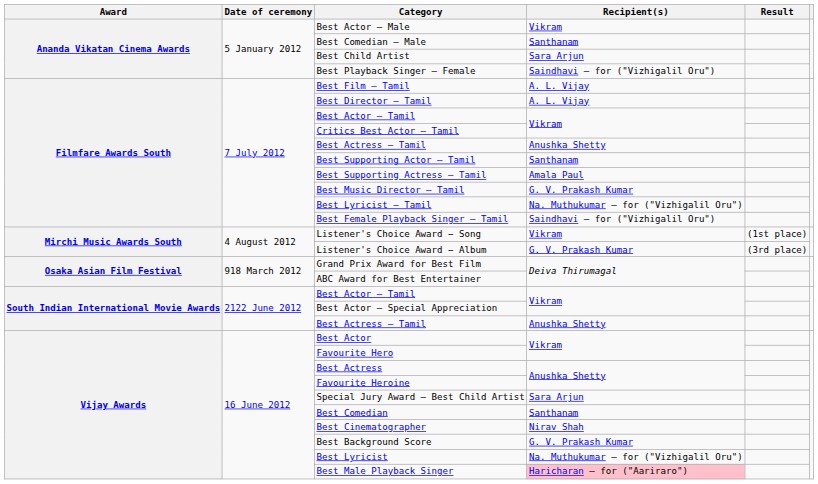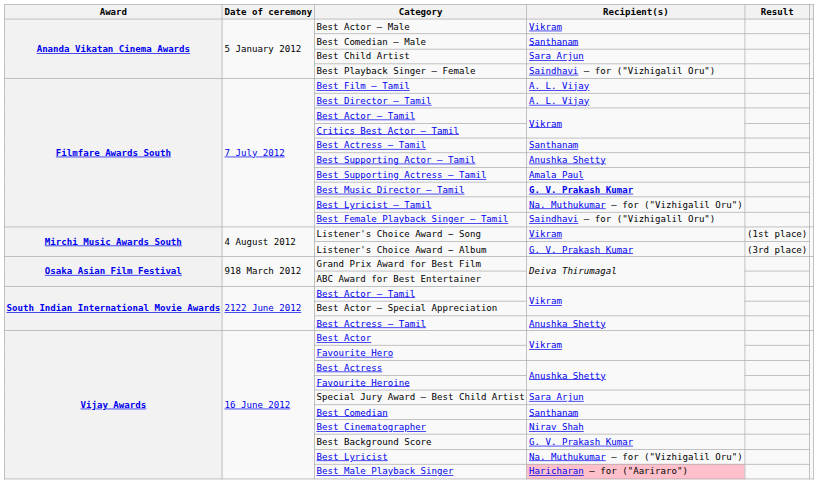(567, 145) Anushka Shetty -> (554, 145) Santhanam
(554, 160) Santhanam -> (567, 160) Anushka Shetty
(581, 190) normal -> (581, 190) bold
